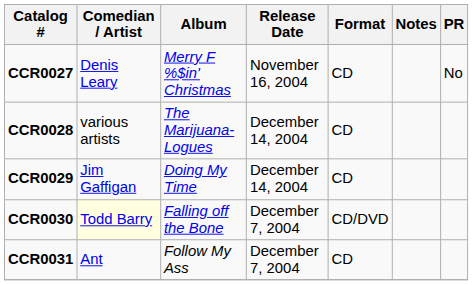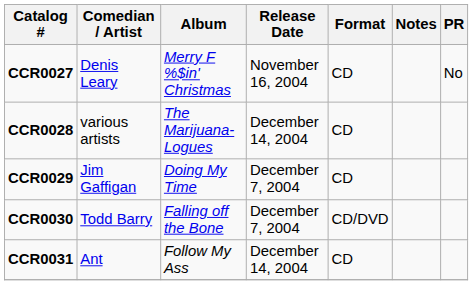(284, 179) December 14, 2004 -> (284, 179) December 7, 2004
(116, 219) lightyellow background -> (116, 219) no background
(284, 259) December 7, 2004 -> (284, 259) December 14, 2004
